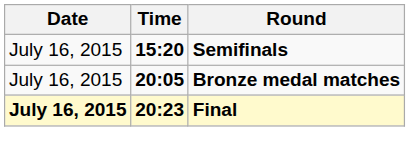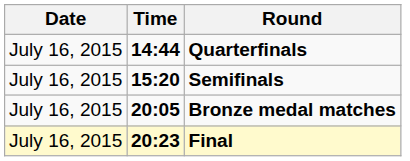+ row: (248, 49)
(68, 110) bold -> (66, 140) normal
